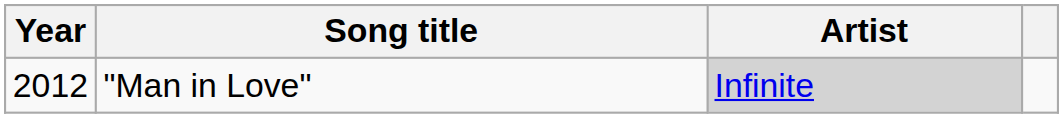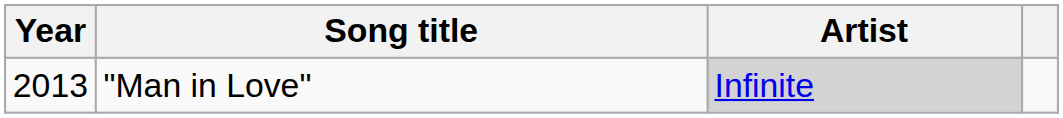(50, 84) 2012 -> (50, 84) 2013
